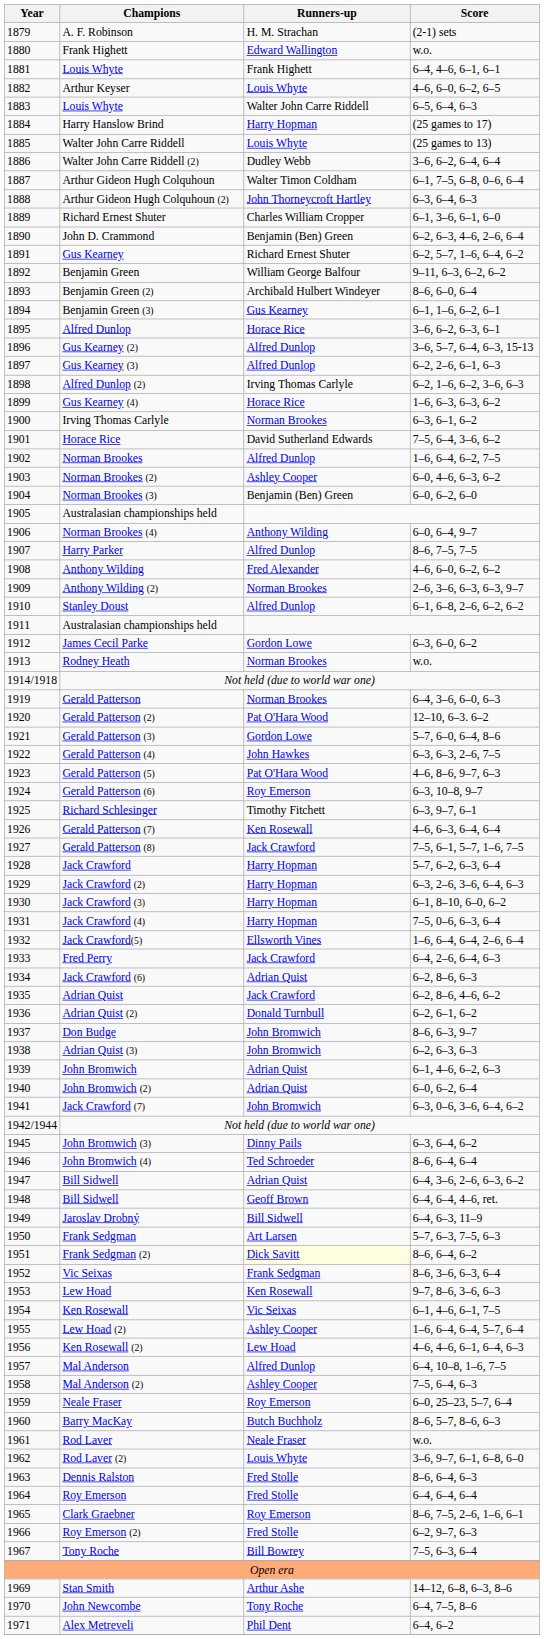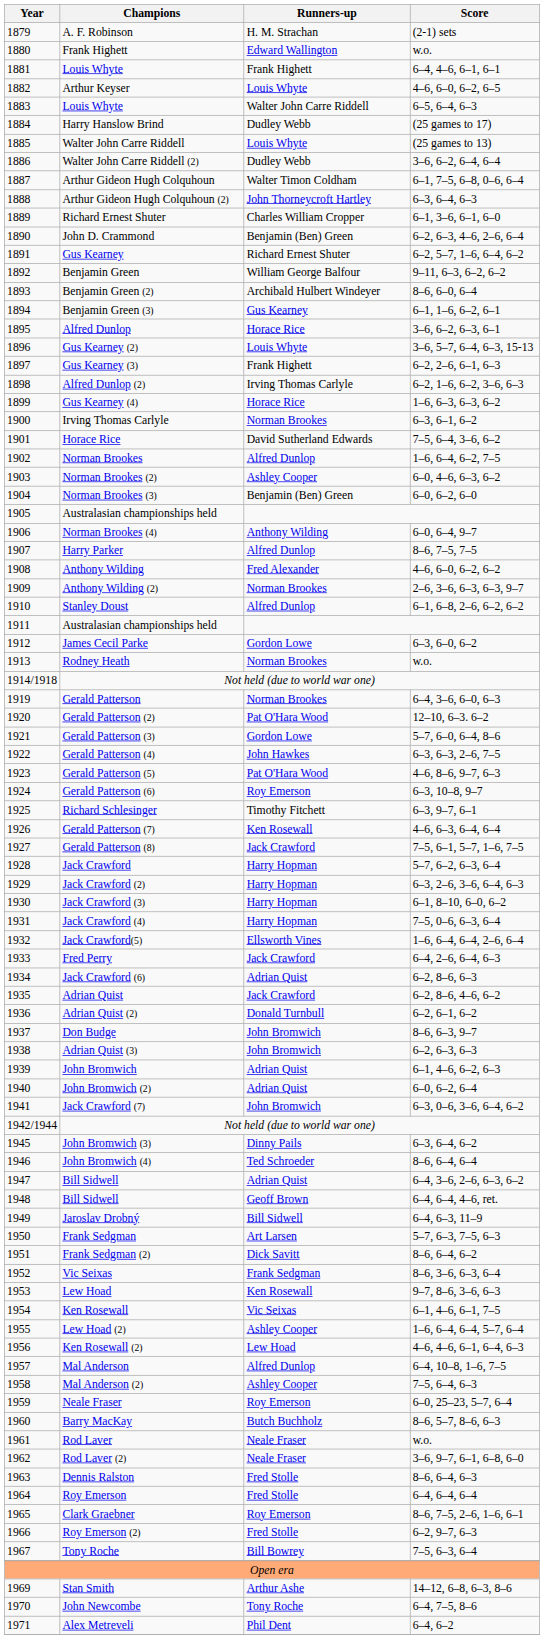(282, 124) Harry Hopman -> (279, 124) Dudley Webb
(281, 347) Alfred Dunlop -> (277, 347) Louis Whyte
(281, 365) Alfred Dunlop -> (279, 365) Frank Highett
(273, 1254) lightyellow background -> (273, 1254) no background
(277, 1458) Louis Whyte -> (276, 1458) Neale Fraser
